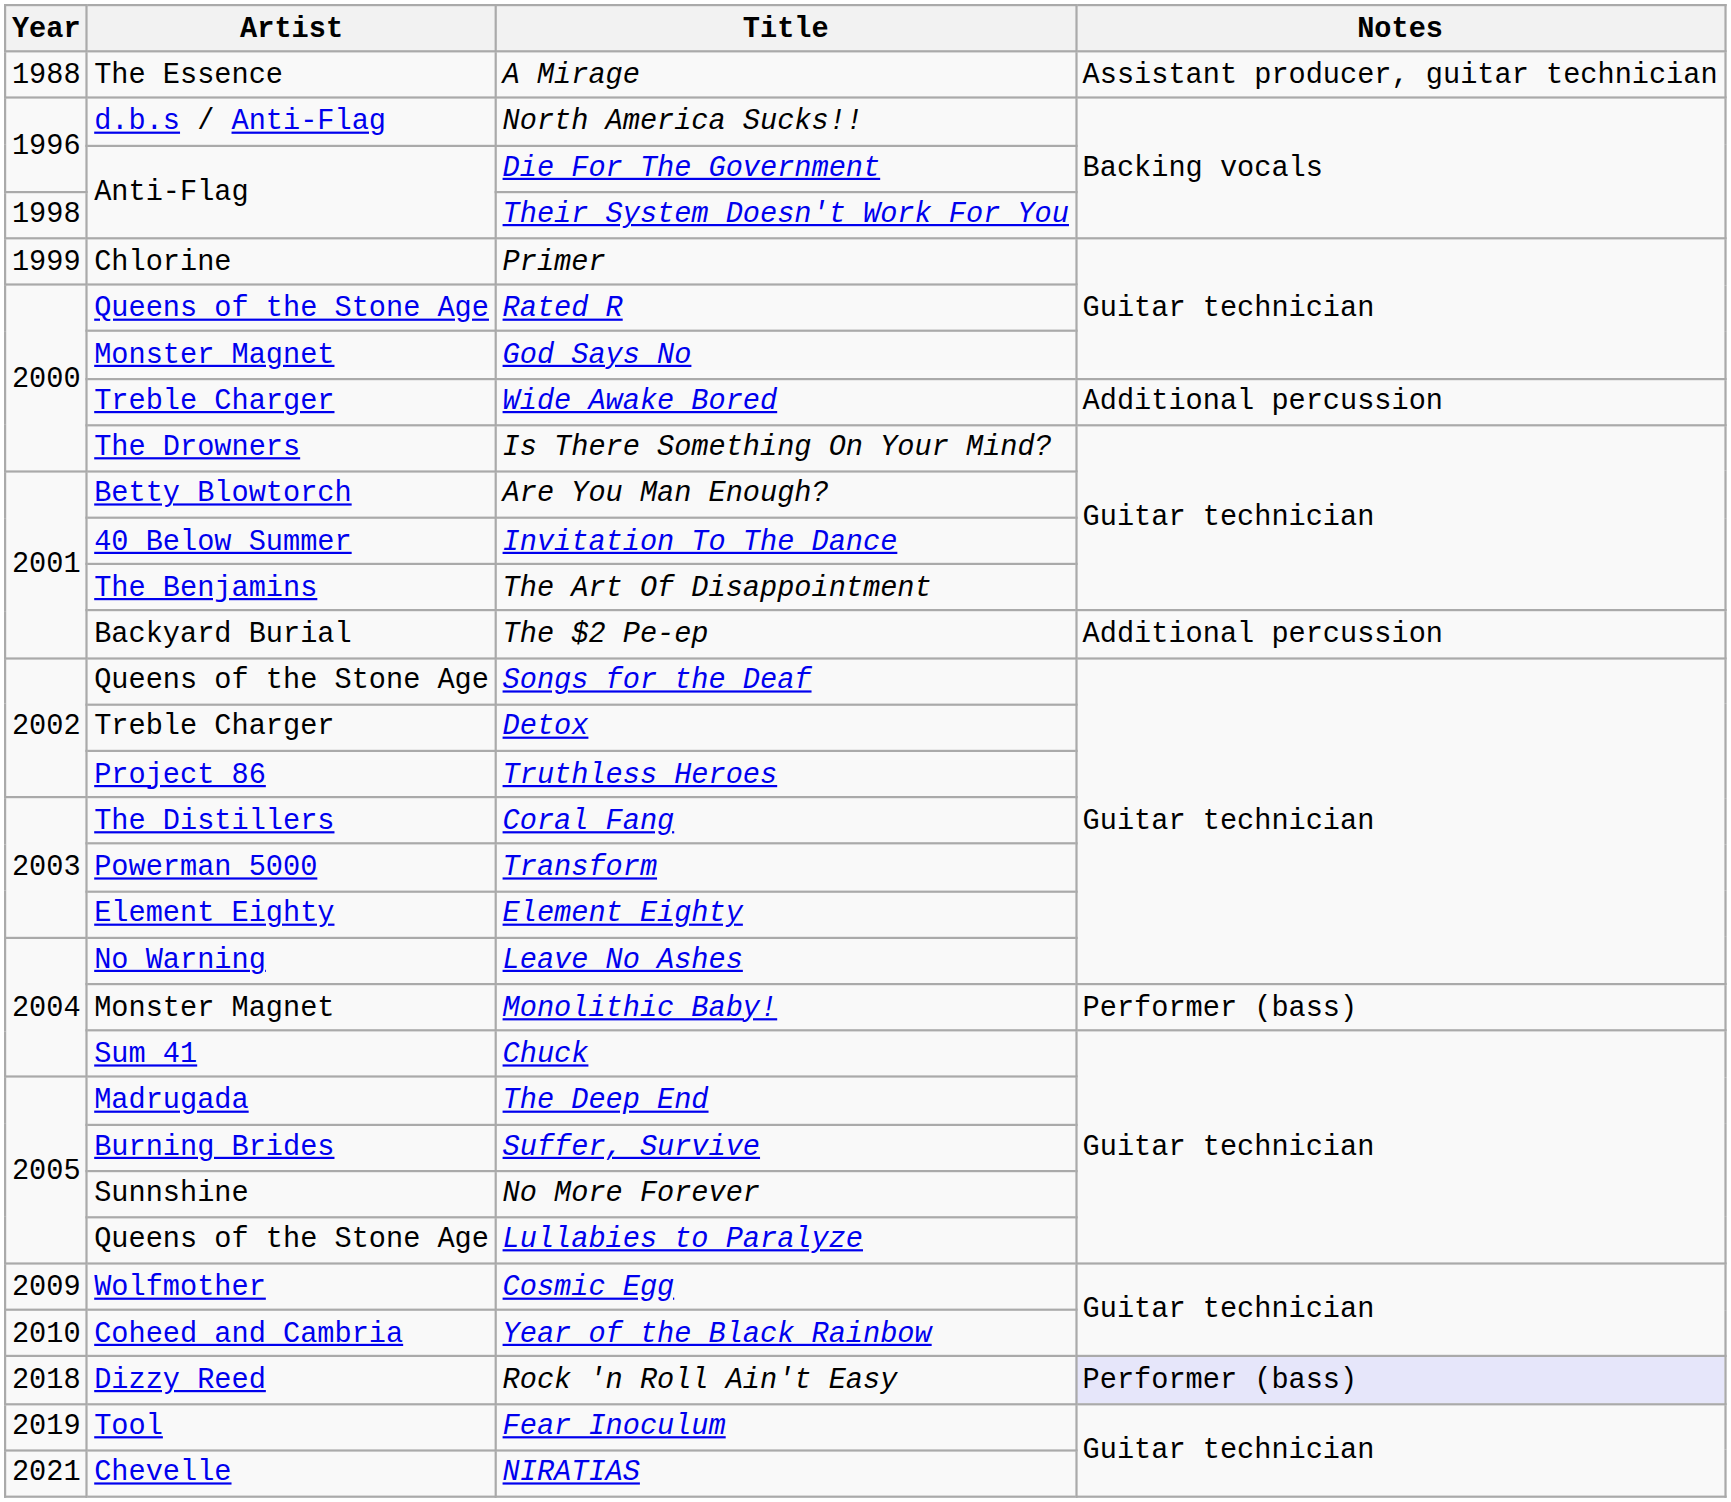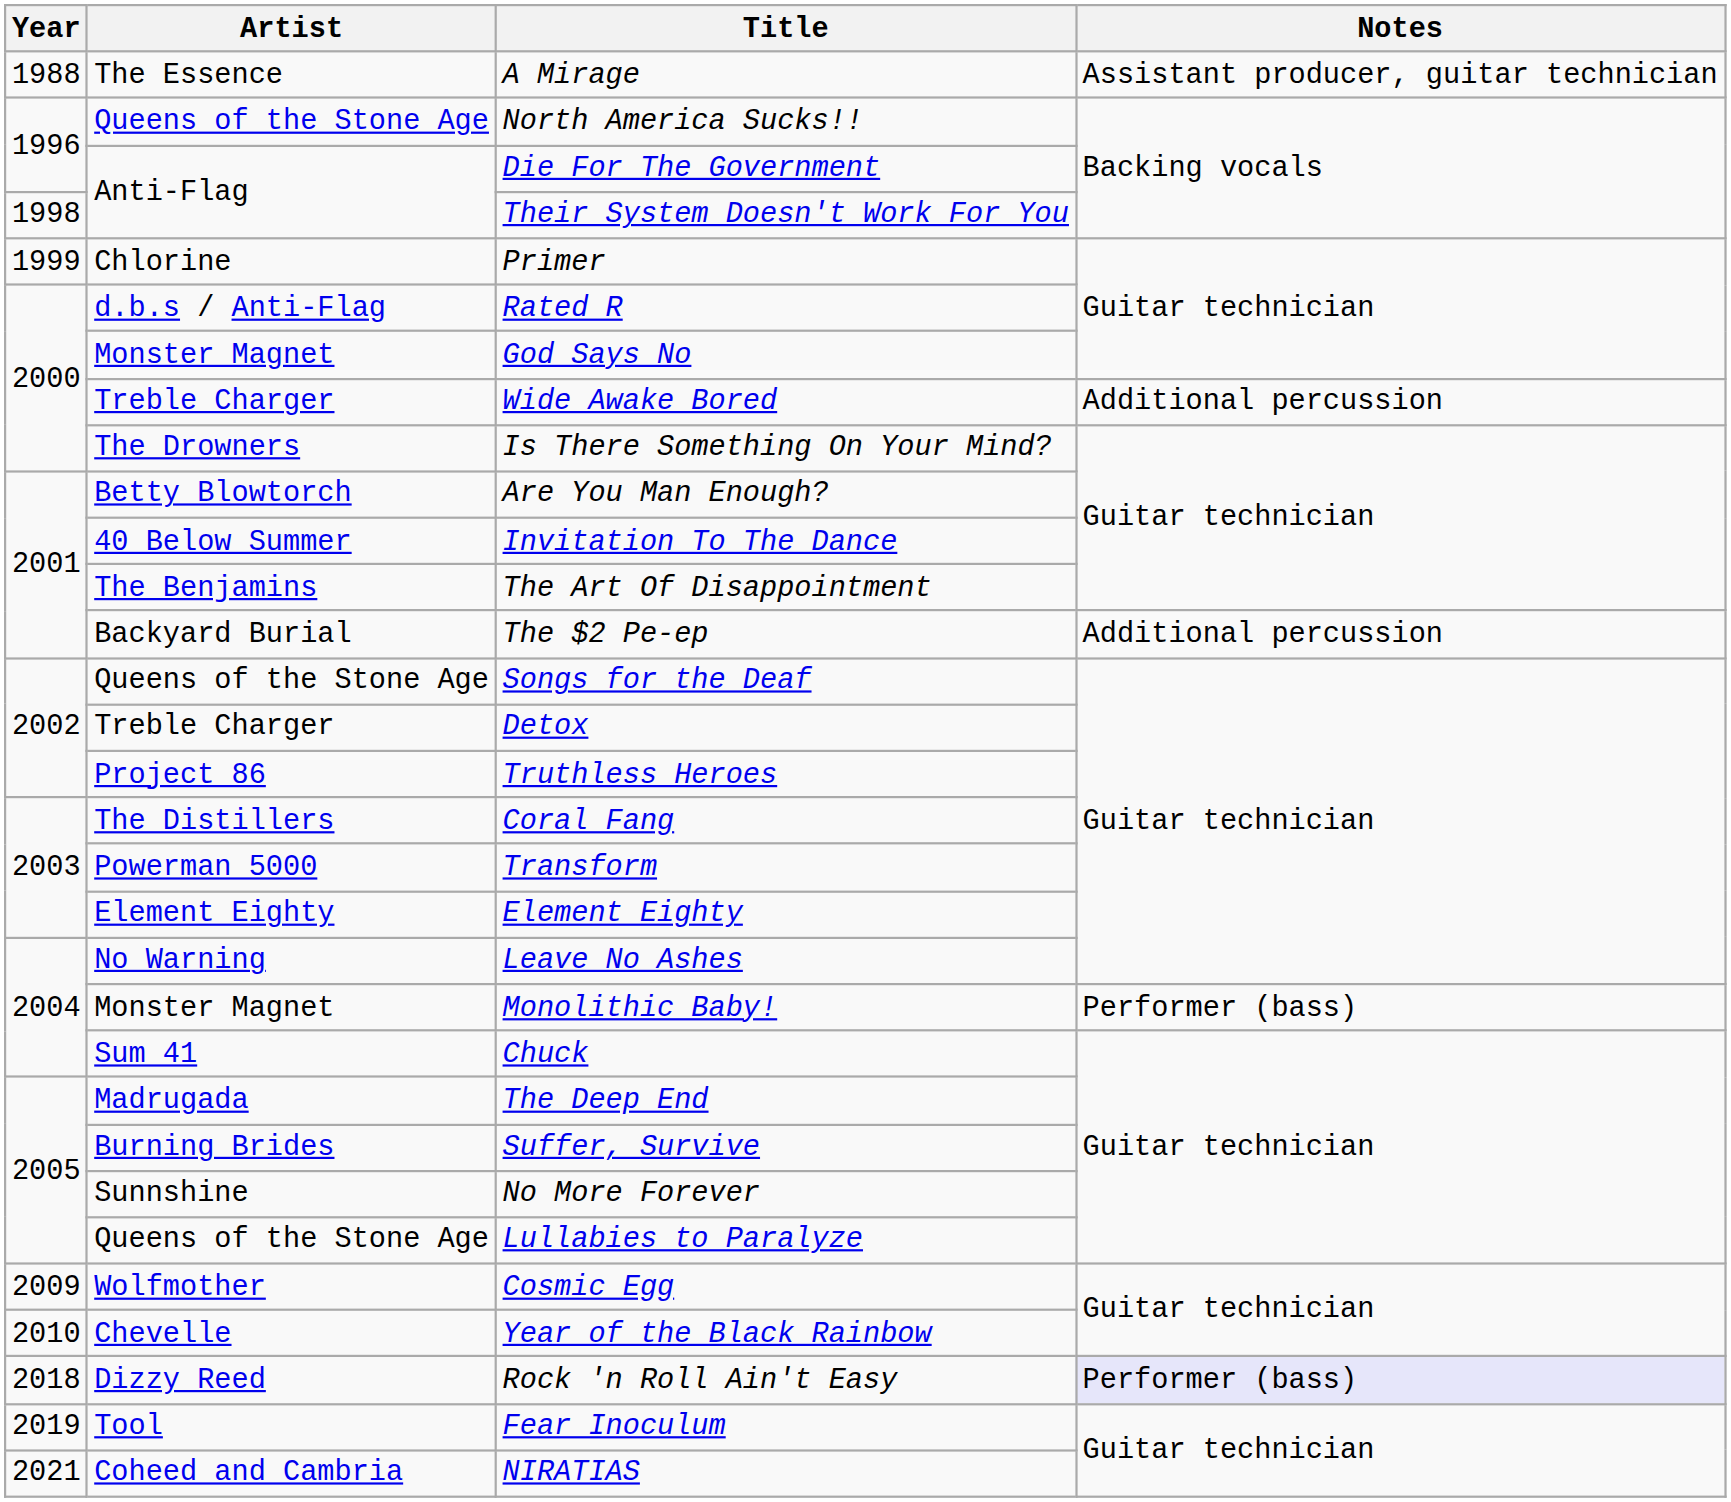(240, 122) d.b.s / Anti-Flag -> (292, 122) Queens of the Stone Age
(292, 308) Queens of the Stone Age -> (240, 308) d.b.s / Anti-Flag
(249, 1334) Coheed and Cambria -> (163, 1334) Chevelle
(163, 1473) Chevelle -> (249, 1473) Coheed and Cambria
